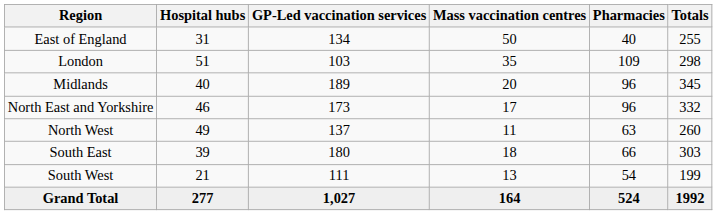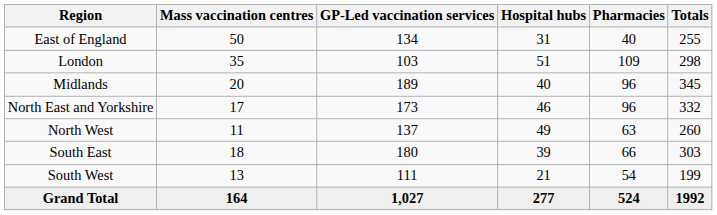columns swapped: (203, 15) <-> (510, 15)
